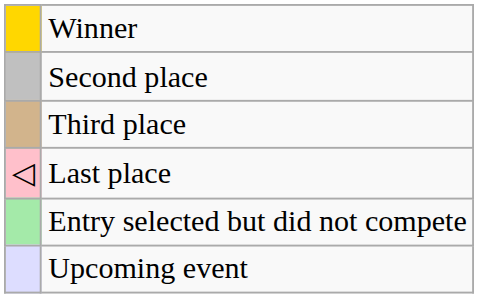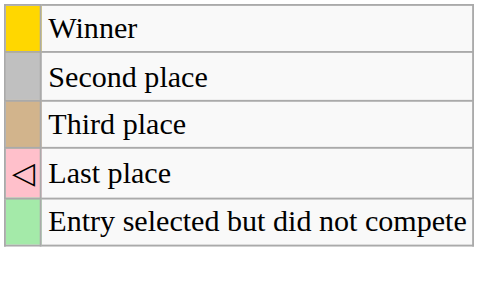- row: (148, 268)
